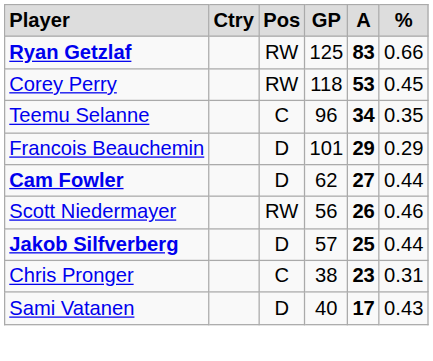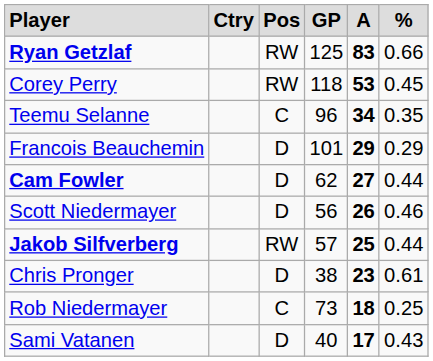(282, 212) RW -> (282, 212) D
(282, 244) D -> (282, 244) RW
(282, 276) C -> (282, 276) D
(404, 276) 0.31 -> (404, 276) 0.61
+ row: (88, 308)
